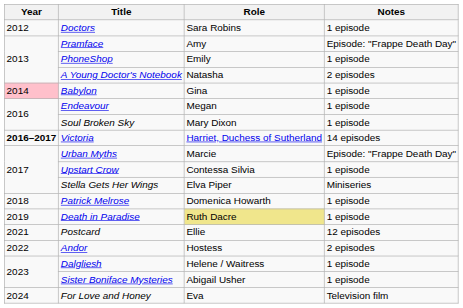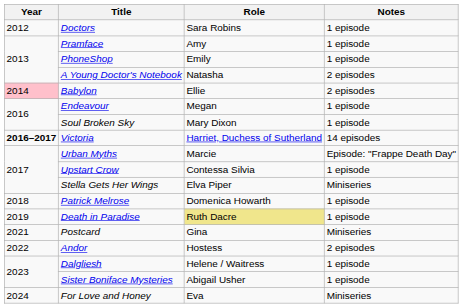(391, 43) Episode: "Frappe Death Day" -> (348, 43) 1 episode
(197, 91) Gina -> (196, 91) Ellie
(348, 91) 1 episode -> (351, 91) 2 episodes
(196, 232) Ellie -> (197, 232) Gina
(353, 232) 12 episodes -> (349, 232) Miniseries
(358, 295) Television film -> (349, 295) Miniseries
